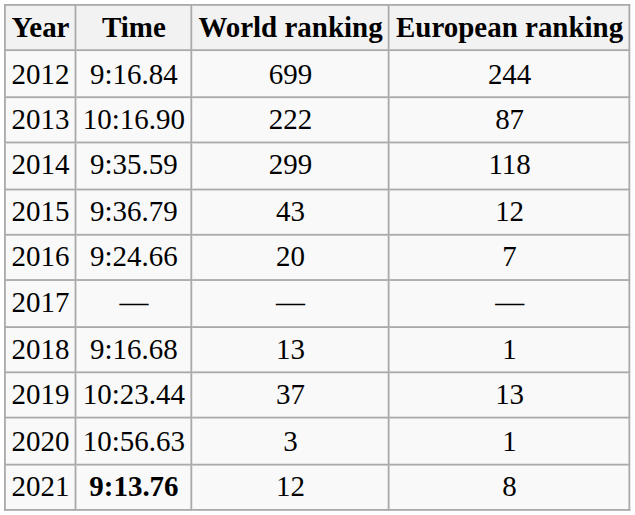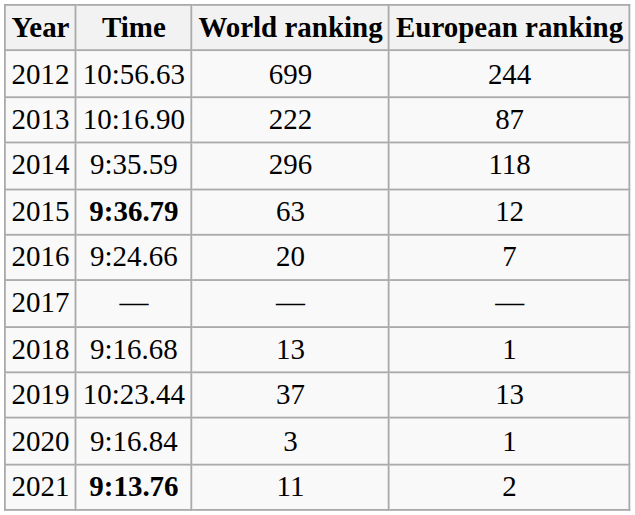(134, 73) 9:16.84 -> (134, 73) 10:56.63
(291, 165) 299 -> (291, 165) 296
(134, 211) normal -> (134, 211) bold
(291, 211) 43 -> (291, 211) 63
(134, 440) 10:56.63 -> (134, 440) 9:16.84
(291, 486) 12 -> (291, 486) 11
(510, 486) 8 -> (510, 486) 2
